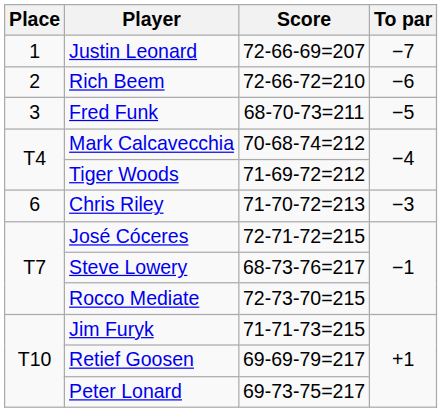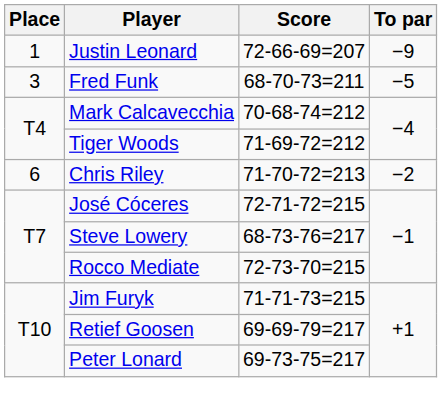(403, 50) −7 -> (403, 50) −9
- row: (117, 81)
(403, 205) −3 -> (403, 174) −2
